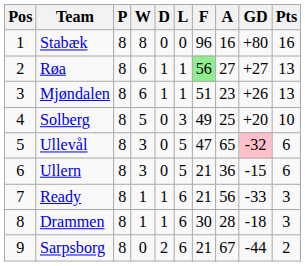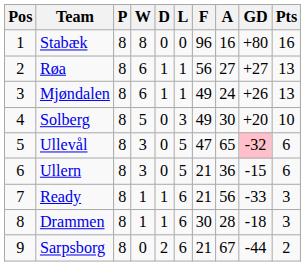(204, 68) lightgreen background -> (204, 68) no background
(204, 94) 51 -> (204, 94) 49
(227, 94) 23 -> (227, 94) 24
(227, 119) 25 -> (227, 119) 30
